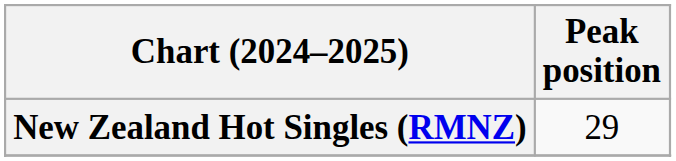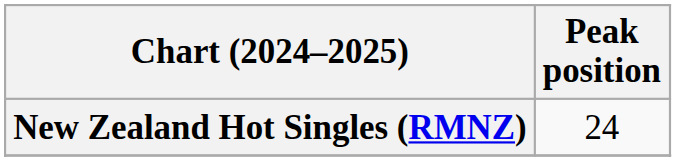(602, 126) 29 -> (602, 126) 24
